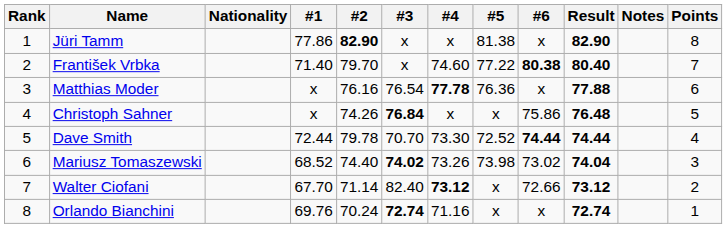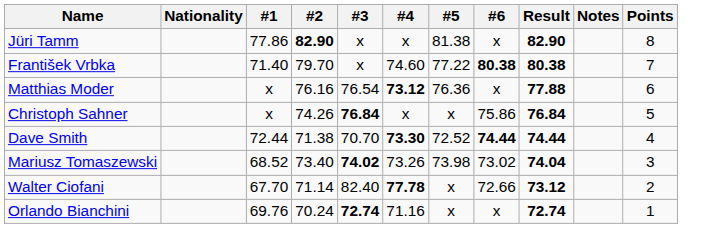- column: (27, 16)
(591, 65) 80.40 -> (546, 65) 80.38
(450, 89) 77.78 -> (406, 89) 73.12
(591, 114) 76.48 -> (546, 114) 76.84
(359, 138) 79.78 -> (315, 138) 71.38
(450, 138) normal -> (406, 138) bold
(359, 162) 74.40 -> (315, 162) 73.40
(450, 187) 73.12 -> (406, 187) 77.78
